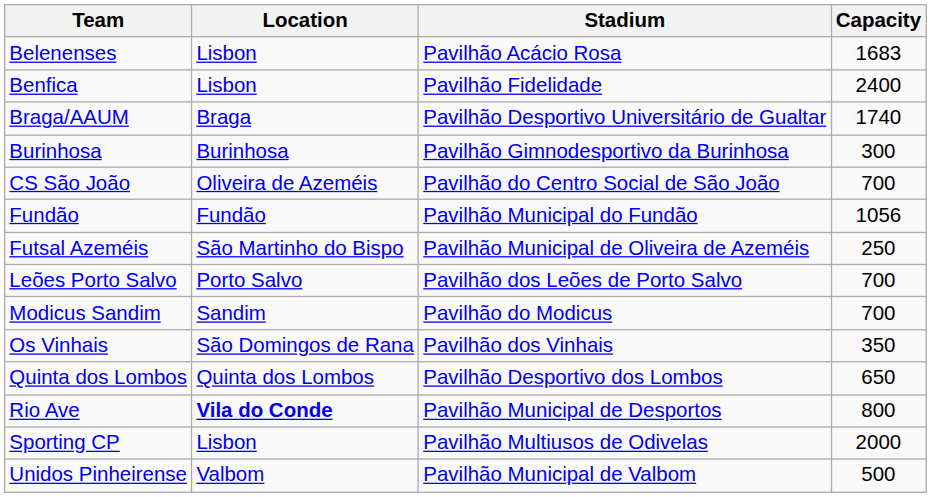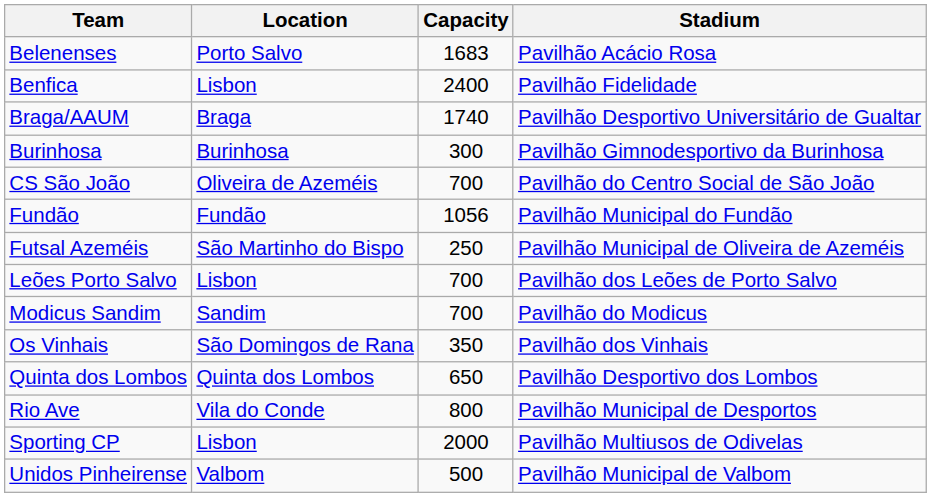columns swapped: (625, 20) <-> (878, 20)
(227, 53) Lisbon -> (249, 53) Porto Salvo
(249, 280) Porto Salvo -> (227, 280) Lisbon
(264, 410) bold -> (261, 410) normal
